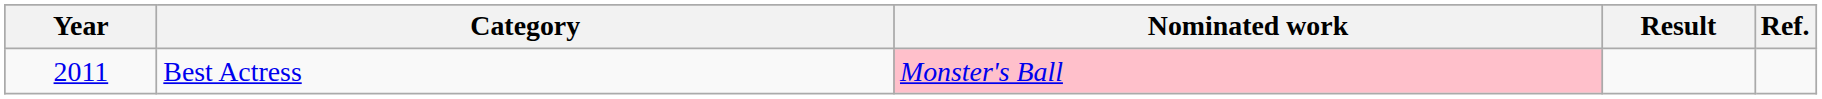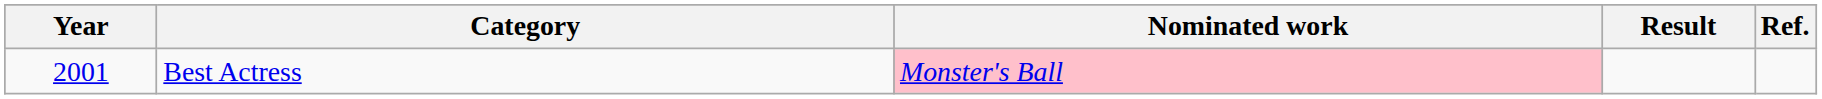(81, 70) 2011 -> (81, 70) 2001
